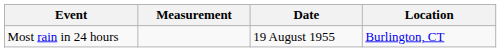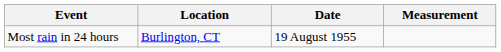columns swapped: (194, 15) <-> (429, 15)
